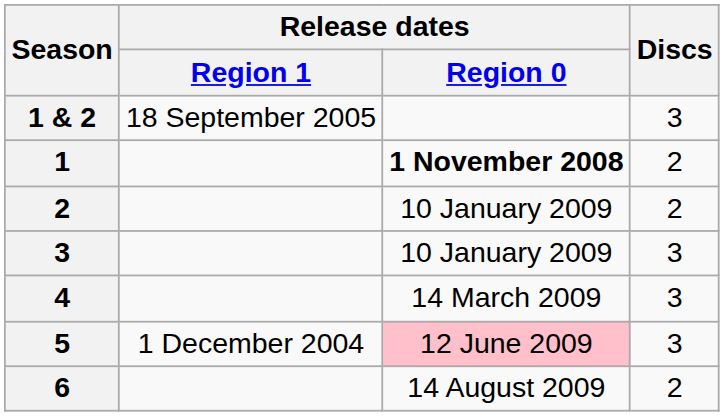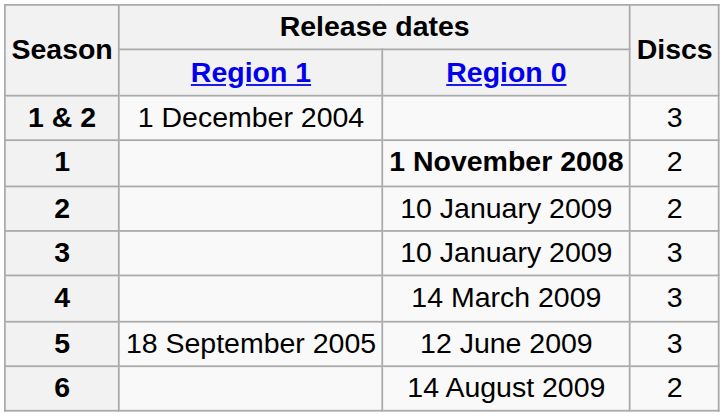(251, 117) 18 September 2005 -> (251, 117) 1 December 2004
(251, 343) 1 December 2004 -> (251, 343) 18 September 2005
(506, 343) pink background -> (506, 343) no background
